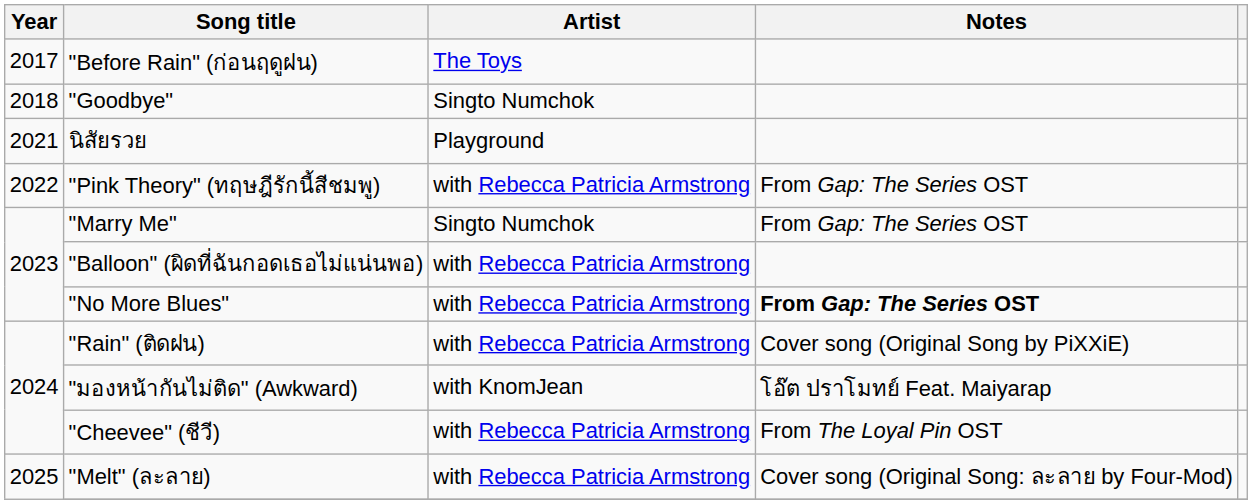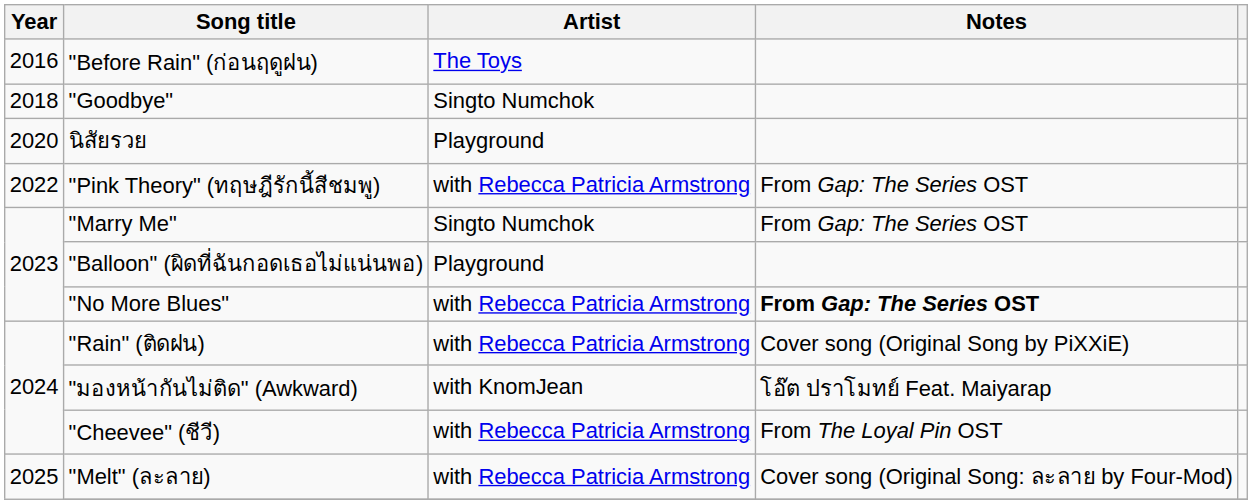(34, 61) 2017 -> (34, 61) 2016
(34, 140) 2021 -> (34, 140) 2020
(592, 264) with Rebecca Patricia Armstrong -> (489, 264) Playground
